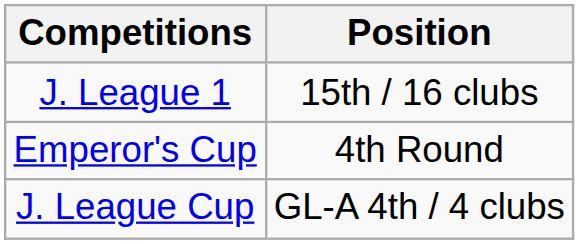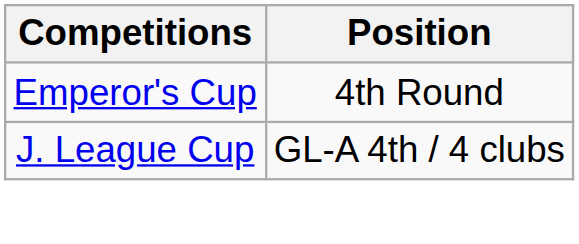- row: (135, 91)
